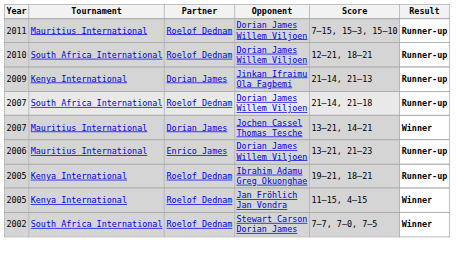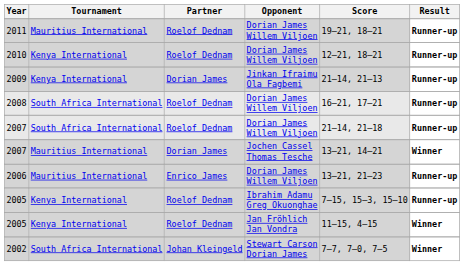(355, 30) 7–15, 15–3, 15–10 -> (352, 30) 19–21, 18–21
(97, 55) South Africa International -> (79, 55) Kenya International
+ row: (17, 103)
(342, 176) 19–21, 18–21 -> (365, 200) 7–15, 15–3, 15–10
(199, 224) Roelof Dednam -> (205, 248) Johan Kleingeld
